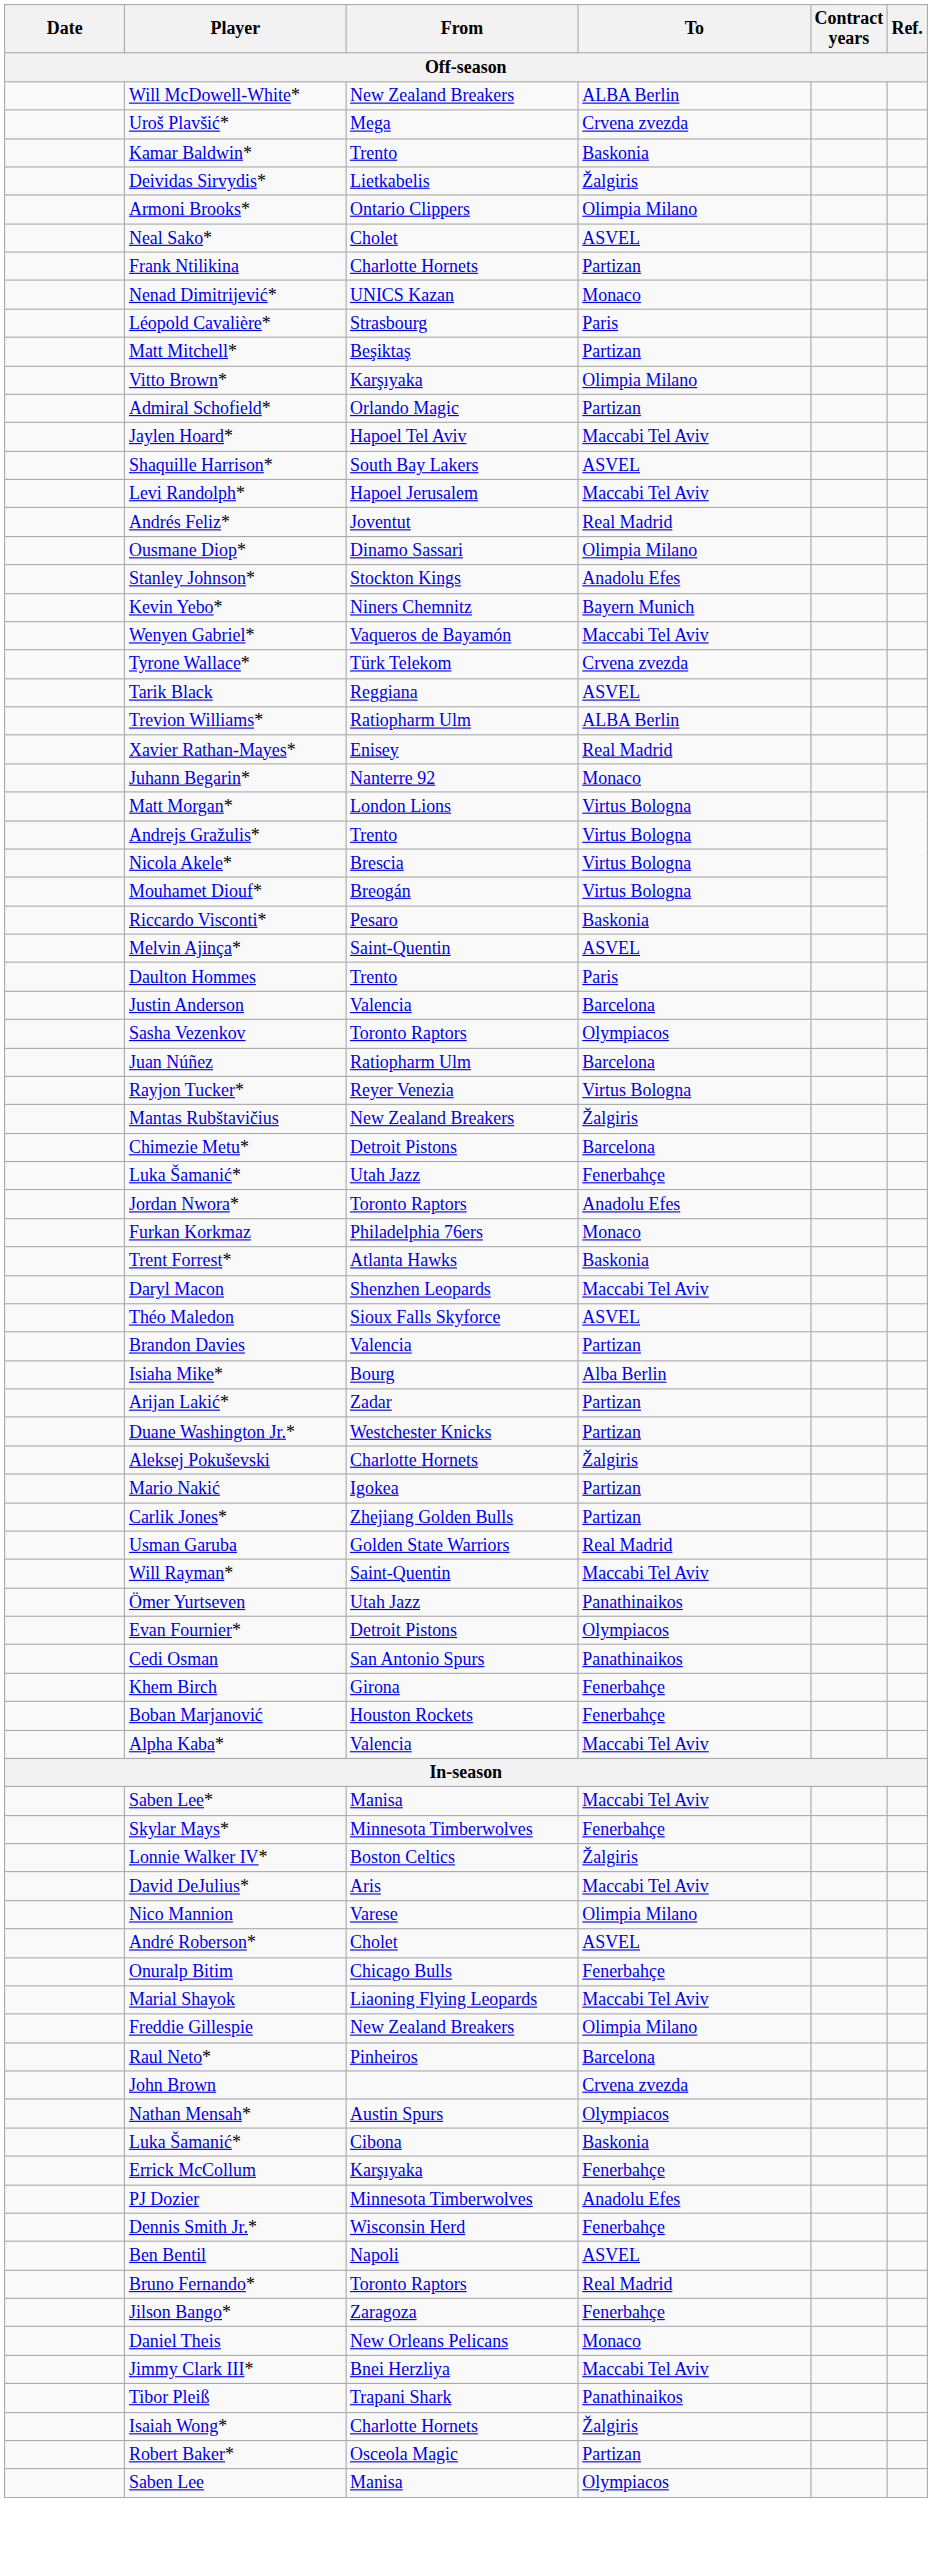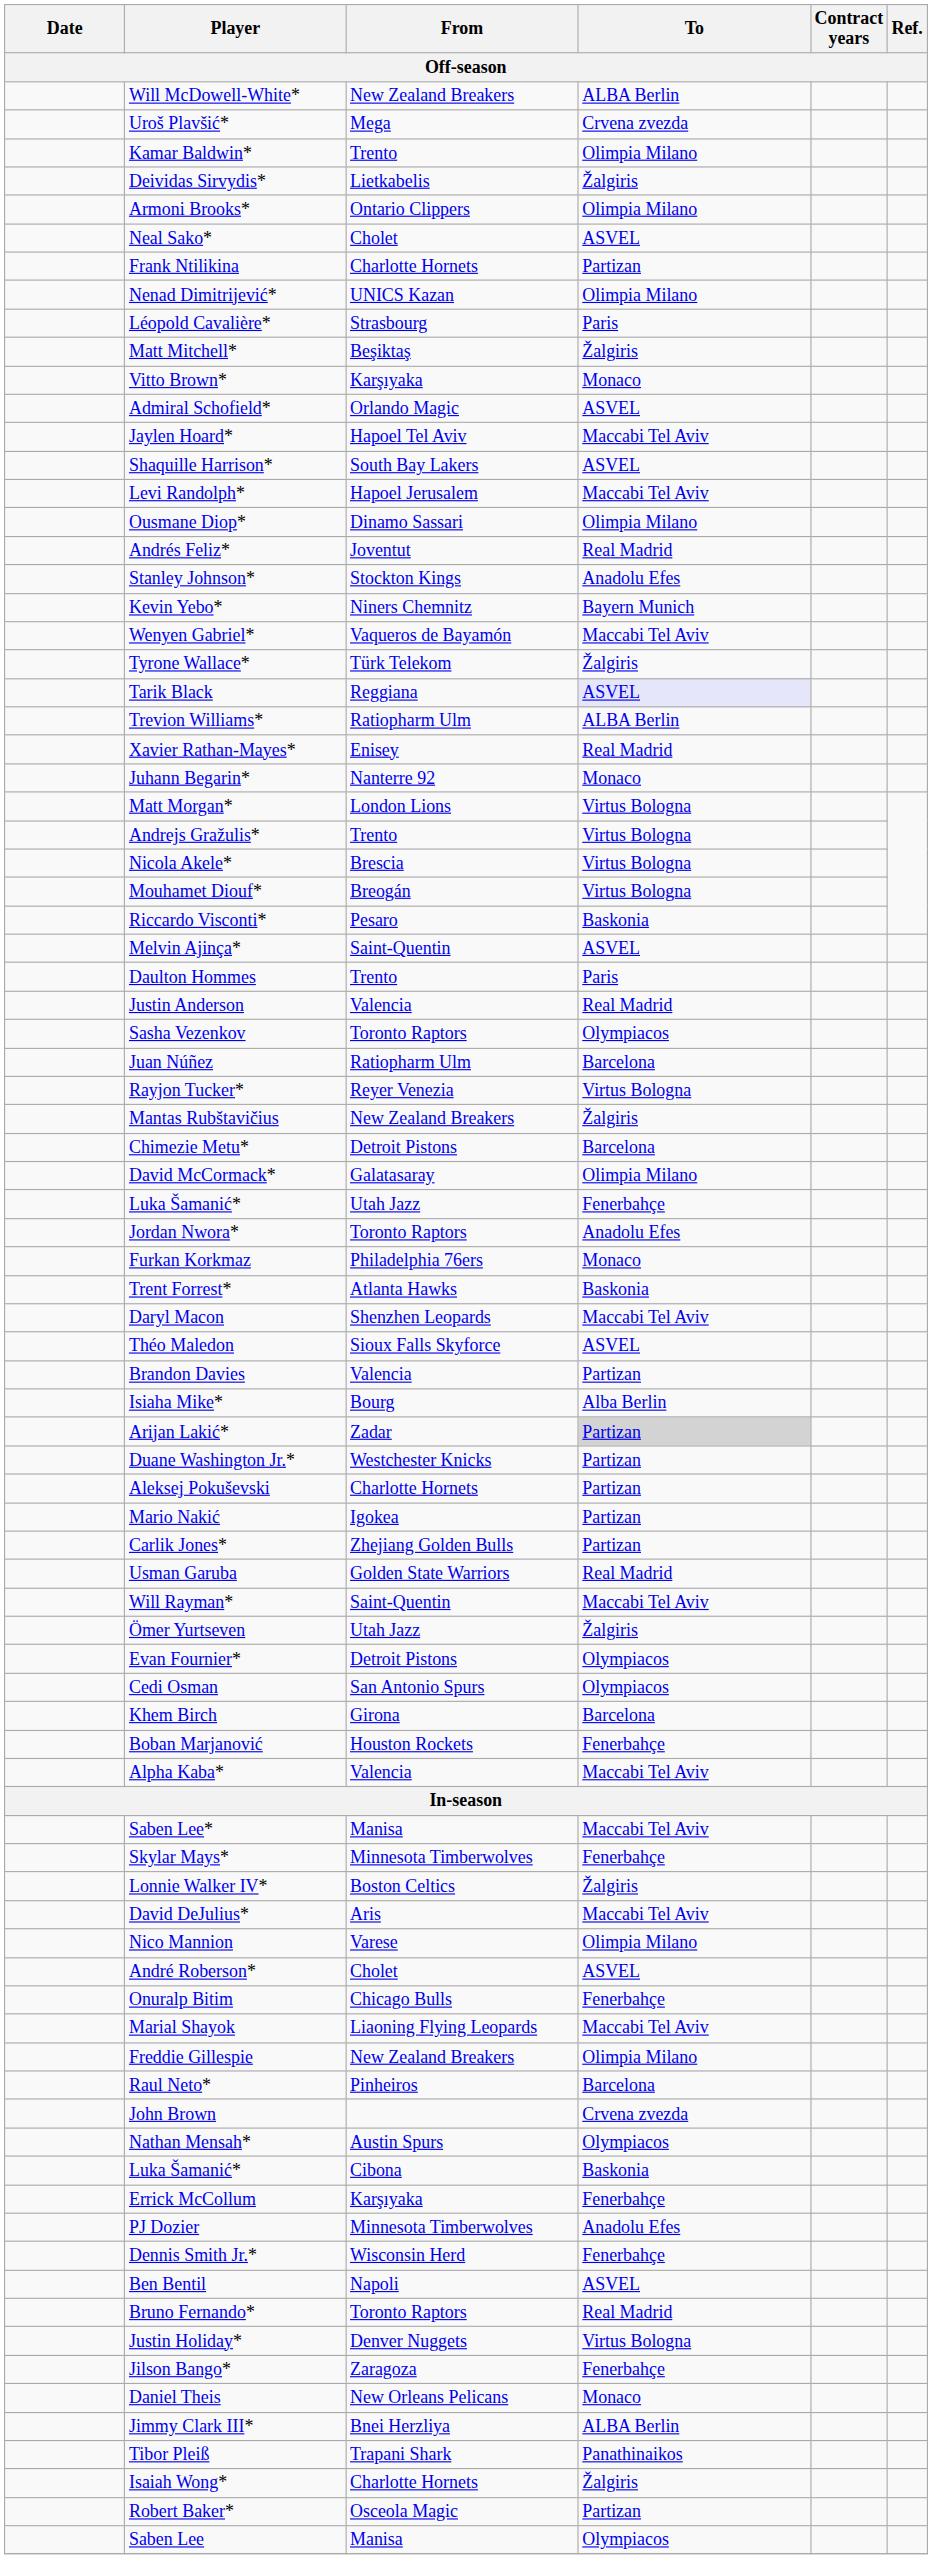(616, 152) Baskonia -> (640, 152) Olimpia Milano
(612, 294) Monaco -> (640, 294) Olimpia Milano
(612, 351) Partizan -> (610, 351) Žalgiris
(640, 379) Olimpia Milano -> (612, 379) Monaco
(612, 408) Partizan -> (611, 408) ASVEL
rows swapped: (179, 522) <-> (187, 550)
(635, 664) Crvena zvezda -> (610, 664) Žalgiris
(611, 692) no background -> (611, 692) lavender background
(619, 1005) Barcelona -> (627, 1005) Real Madrid
+ row: (202, 1175)
(612, 1403) no background -> (612, 1431) lightgrey background
(610, 1459) Žalgiris -> (612, 1488) Partizan
(633, 1601) Panathinaikos -> (610, 1630) Žalgiris
(633, 1658) Panathinaikos -> (626, 1687) Olympiacos
(624, 1687) Fenerbahçe -> (619, 1715) Barcelona
+ row: (185, 2340)
(646, 2369) Maccabi Tel Aviv -> (631, 2426) ALBA Berlin
